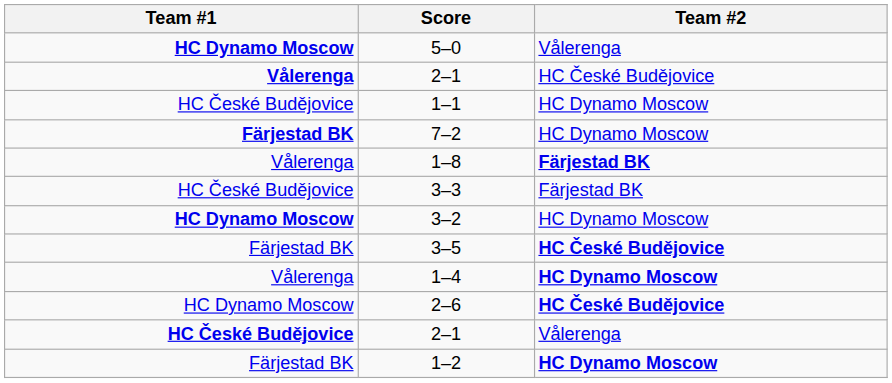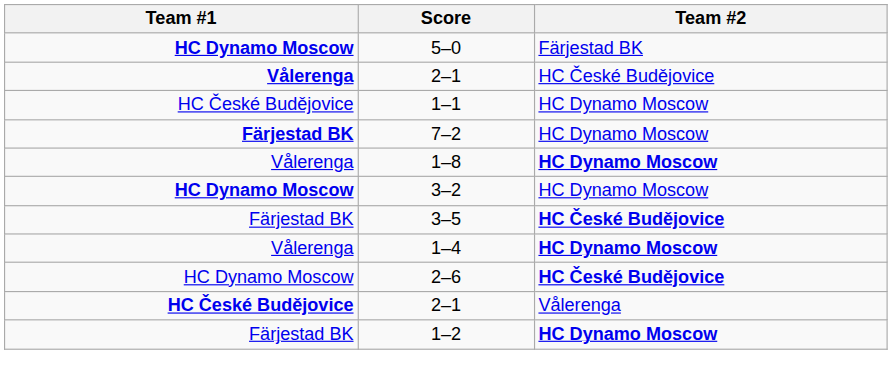(580, 47) Vålerenga -> (591, 47) Färjestad BK
(594, 162) Färjestad BK -> (628, 162) HC Dynamo Moscow
- row: (266, 190)
